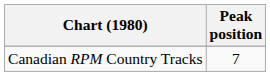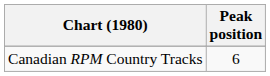(236, 58) 7 -> (236, 58) 6
